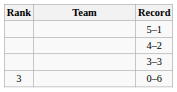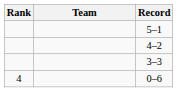(19, 78) 3 -> (19, 78) 4
